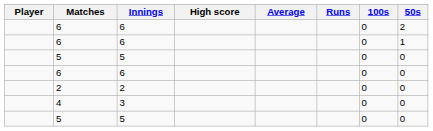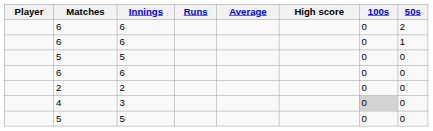columns swapped: (338, 12) <-> (215, 12)
(364, 103) no background -> (364, 103) lightgrey background
